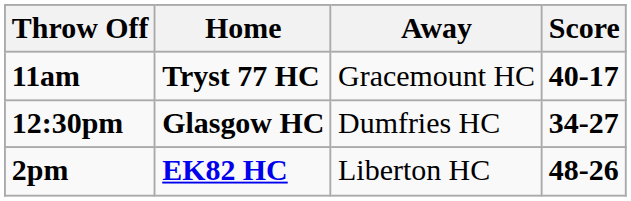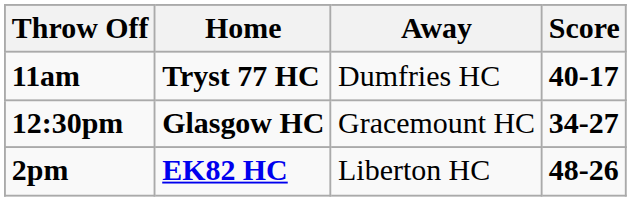(437, 75) Gracemount HC -> (419, 75) Dumfries HC
(419, 123) Dumfries HC -> (437, 123) Gracemount HC
